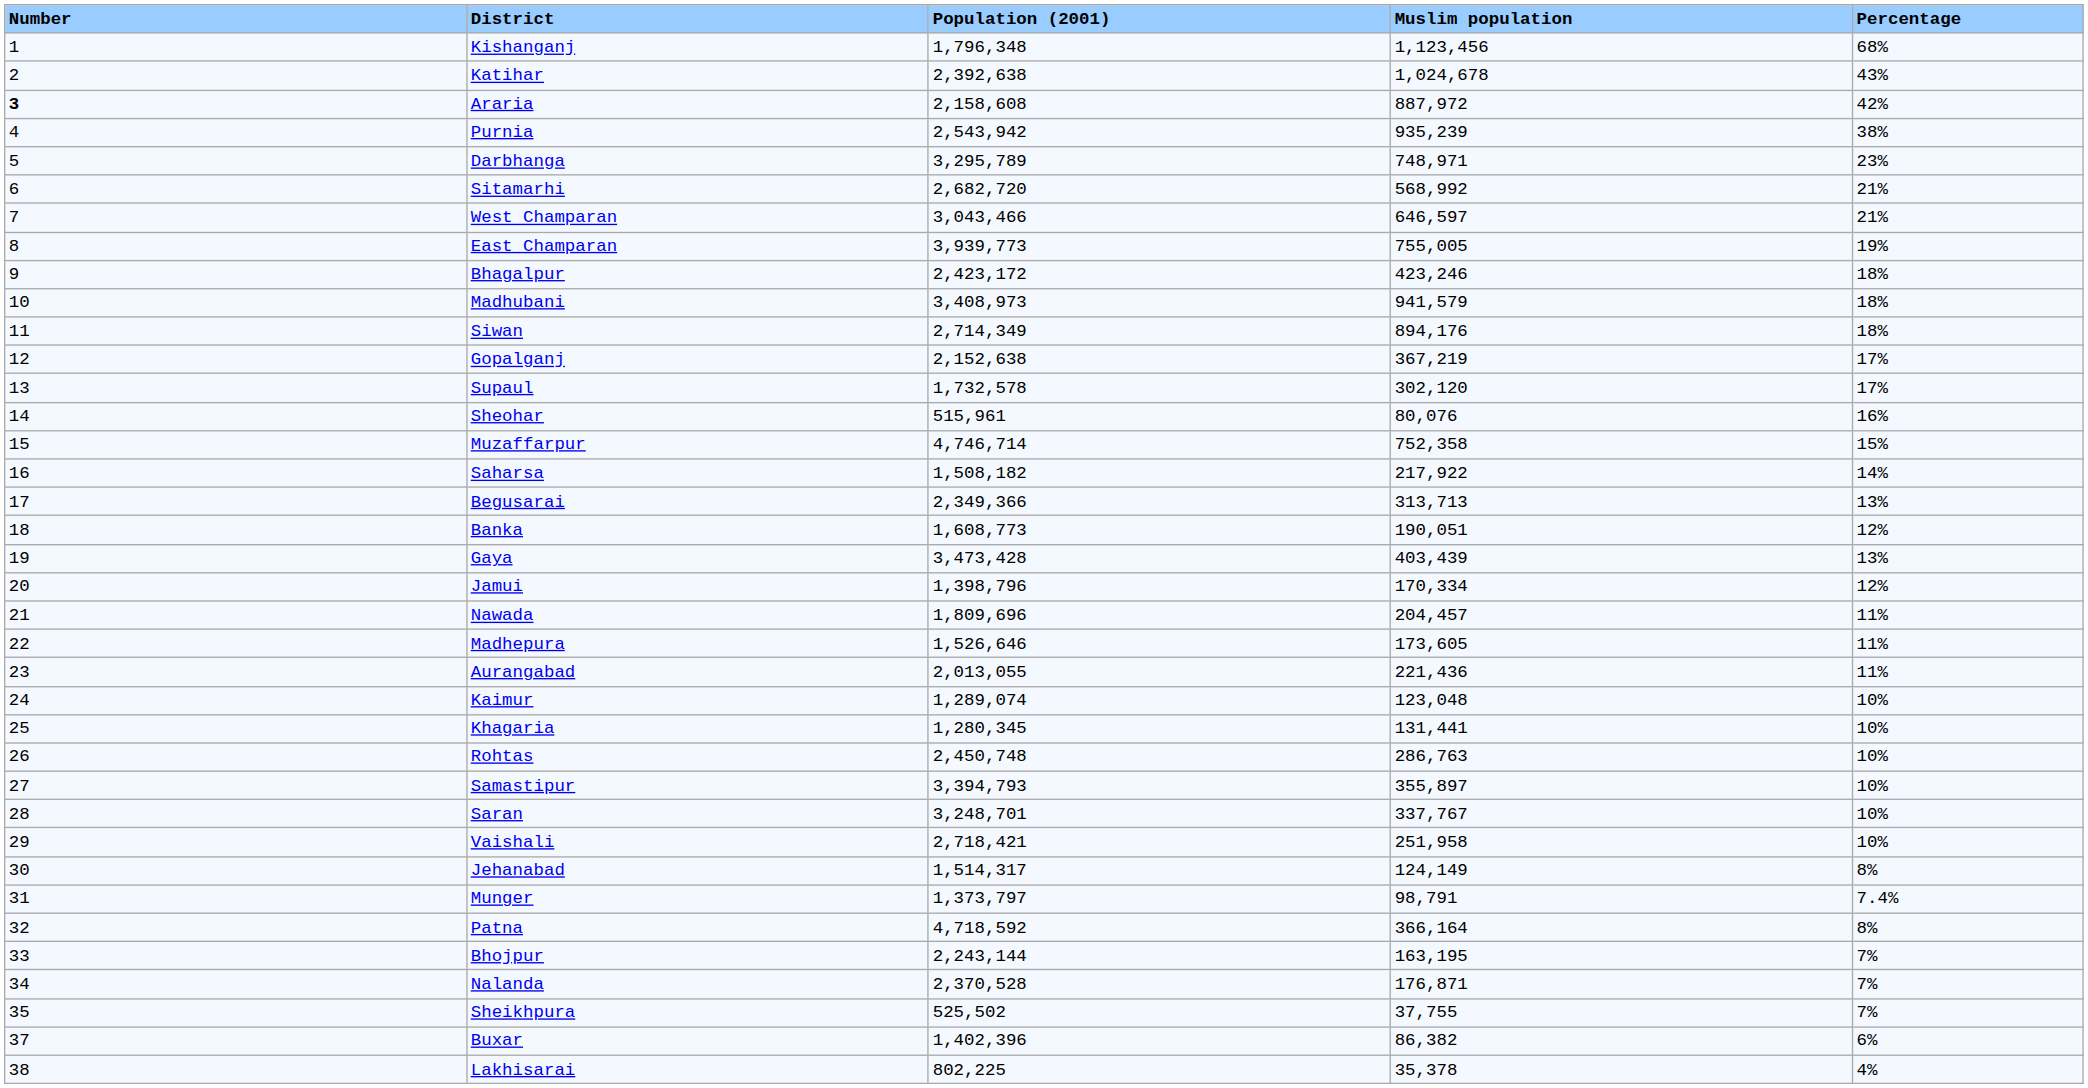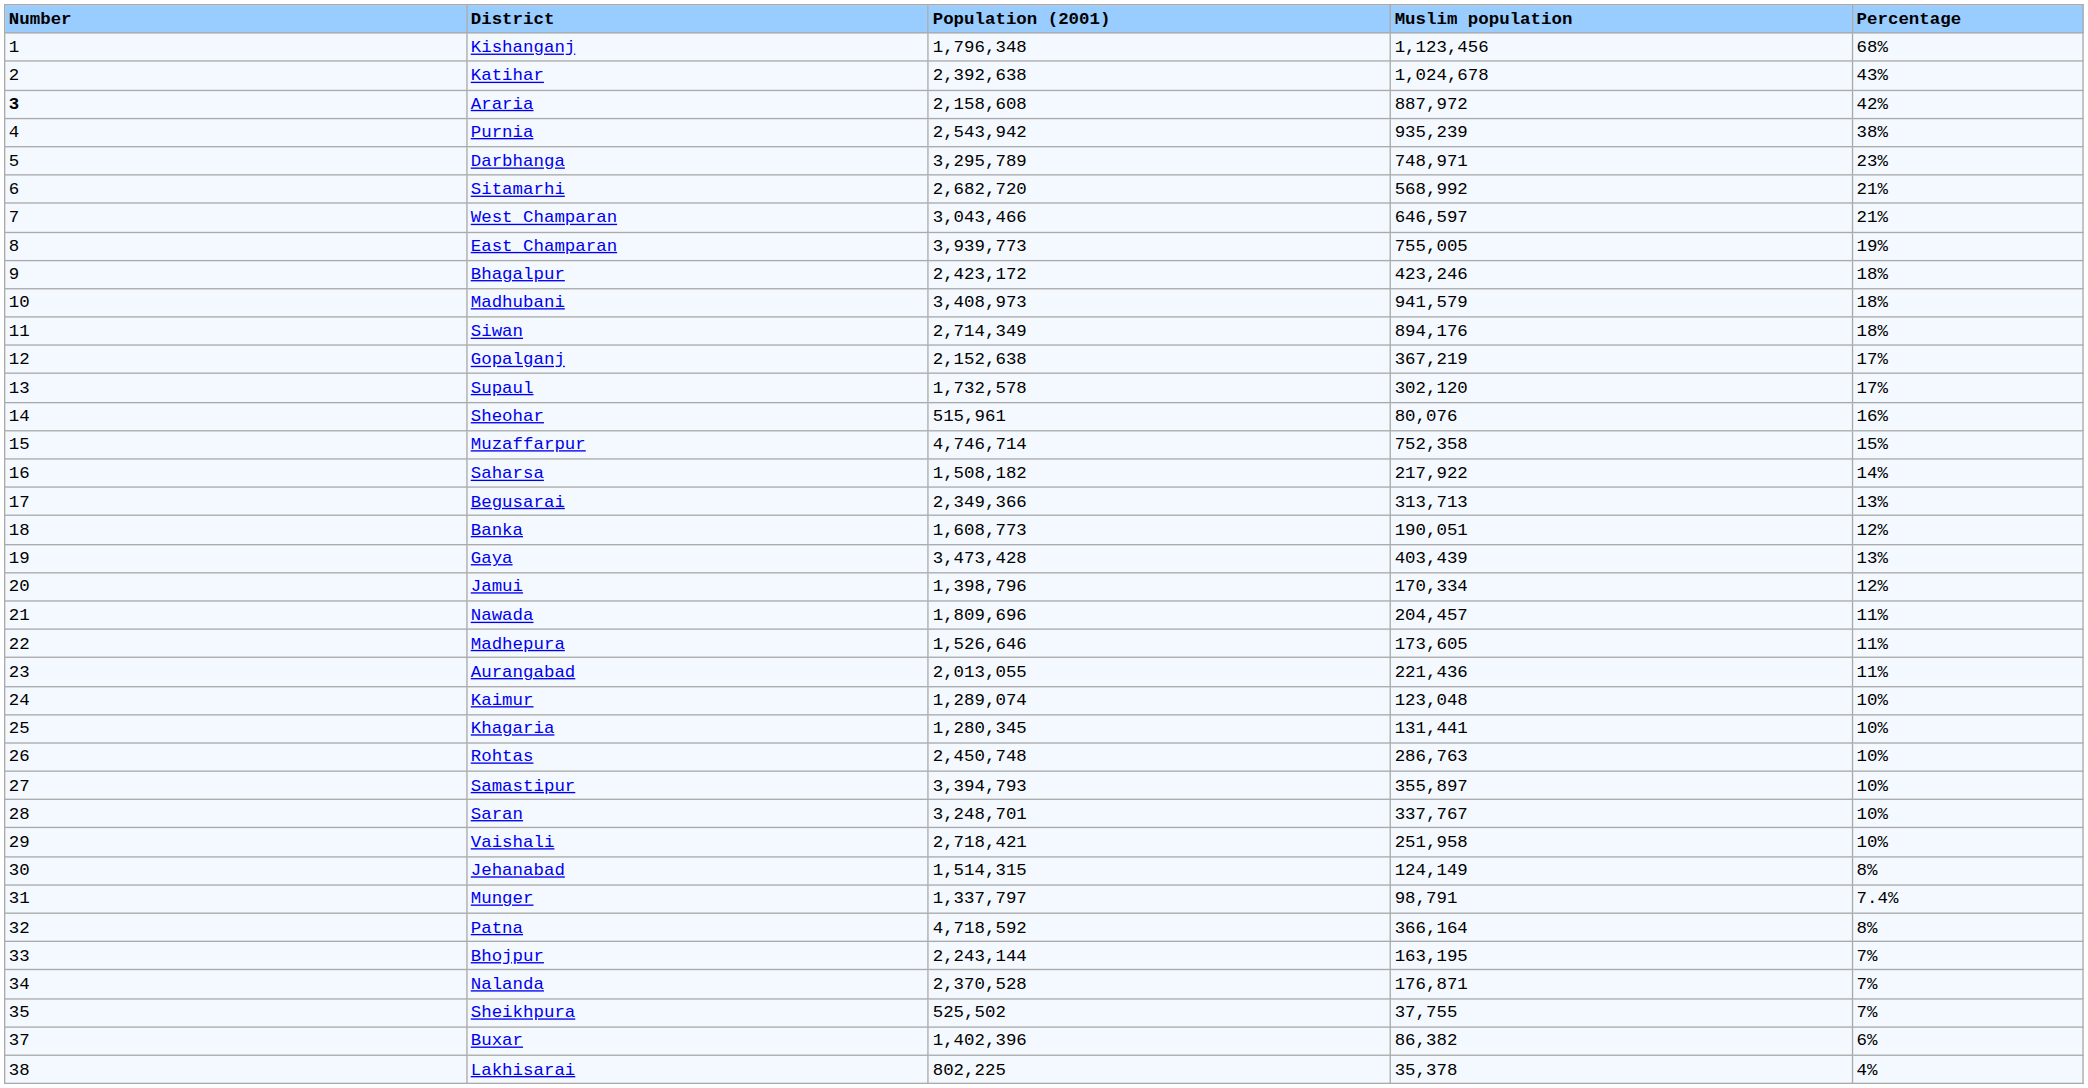(980, 871) 1,514,317 -> (980, 871) 1,514,315
(980, 899) 1,373,797 -> (980, 899) 1,337,797
